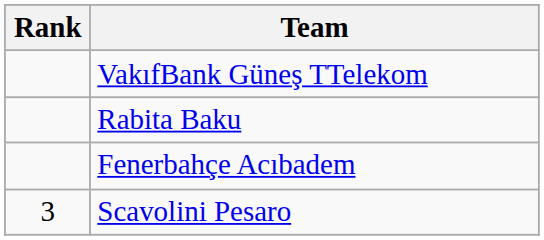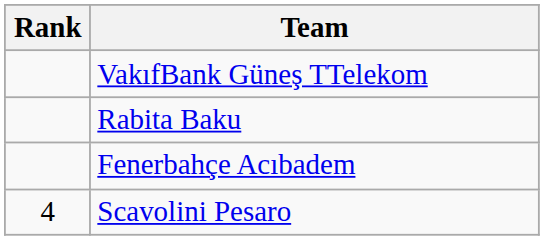(48, 211) 3 -> (48, 211) 4
